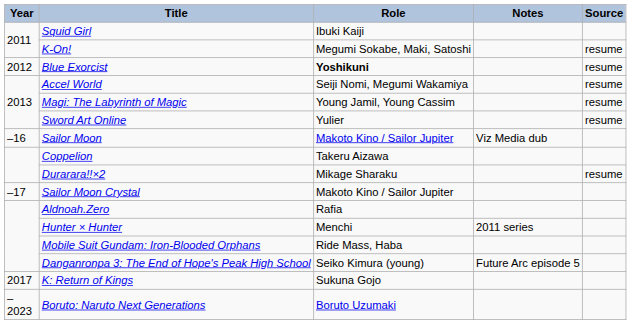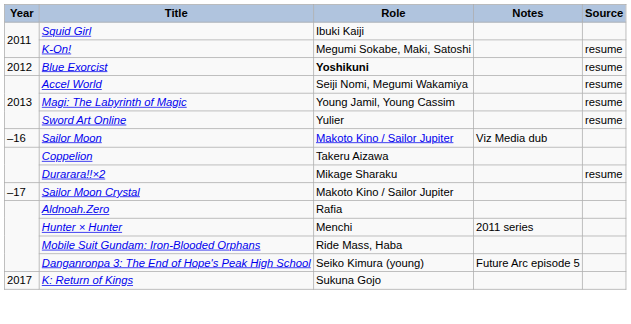- row: (124, 305)
